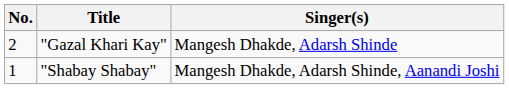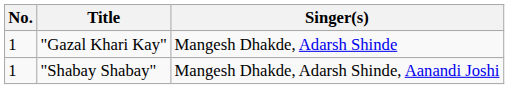(13, 44) 2 -> (13, 44) 1
